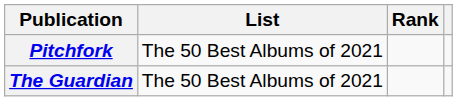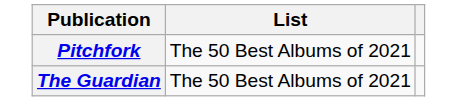- column: (415, 19)
